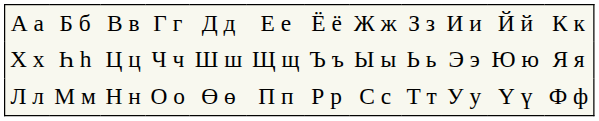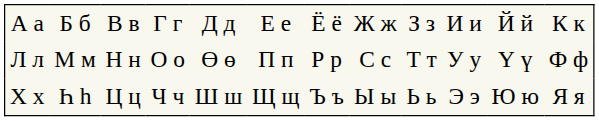rows swapped: (27, 96) <-> (27, 60)
